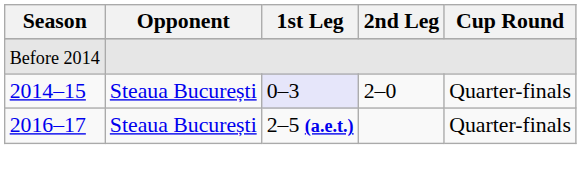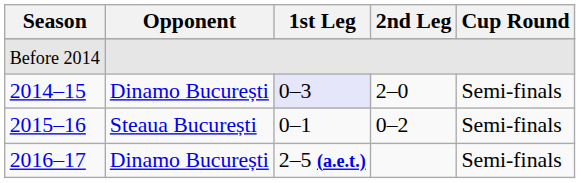(183, 90) Steaua București -> (189, 90) Dinamo București
(510, 90) Quarter-finals -> (512, 90) Semi-finals
+ row: (48, 125)
(183, 125) Steaua București -> (189, 159) Dinamo București
(510, 125) Quarter-finals -> (512, 159) Semi-finals
